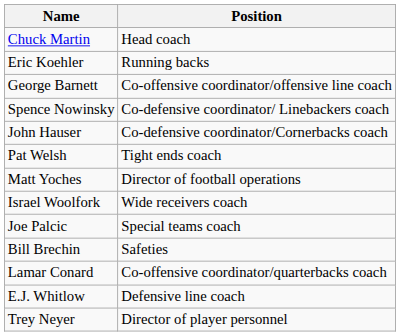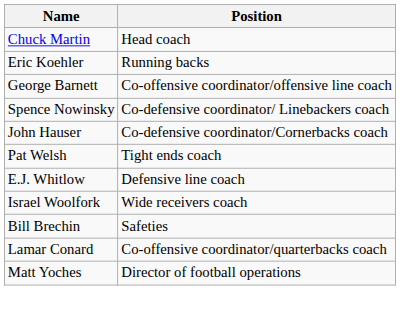rows swapped: (46, 296) <-> (45, 179)
- row: (37, 226)
- row: (41, 319)
